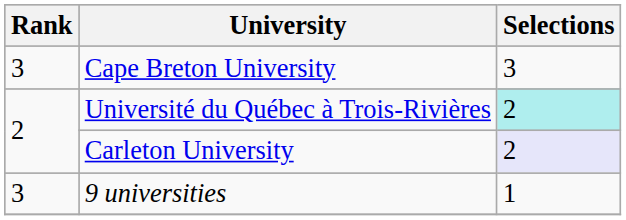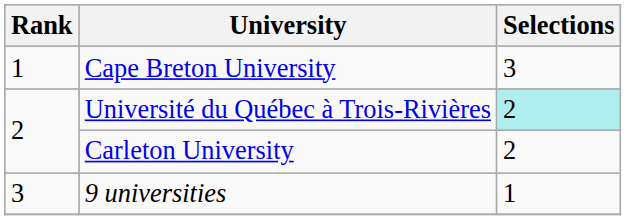(18, 67) 3 -> (18, 67) 1
(510, 151) lavender background -> (510, 151) no background
